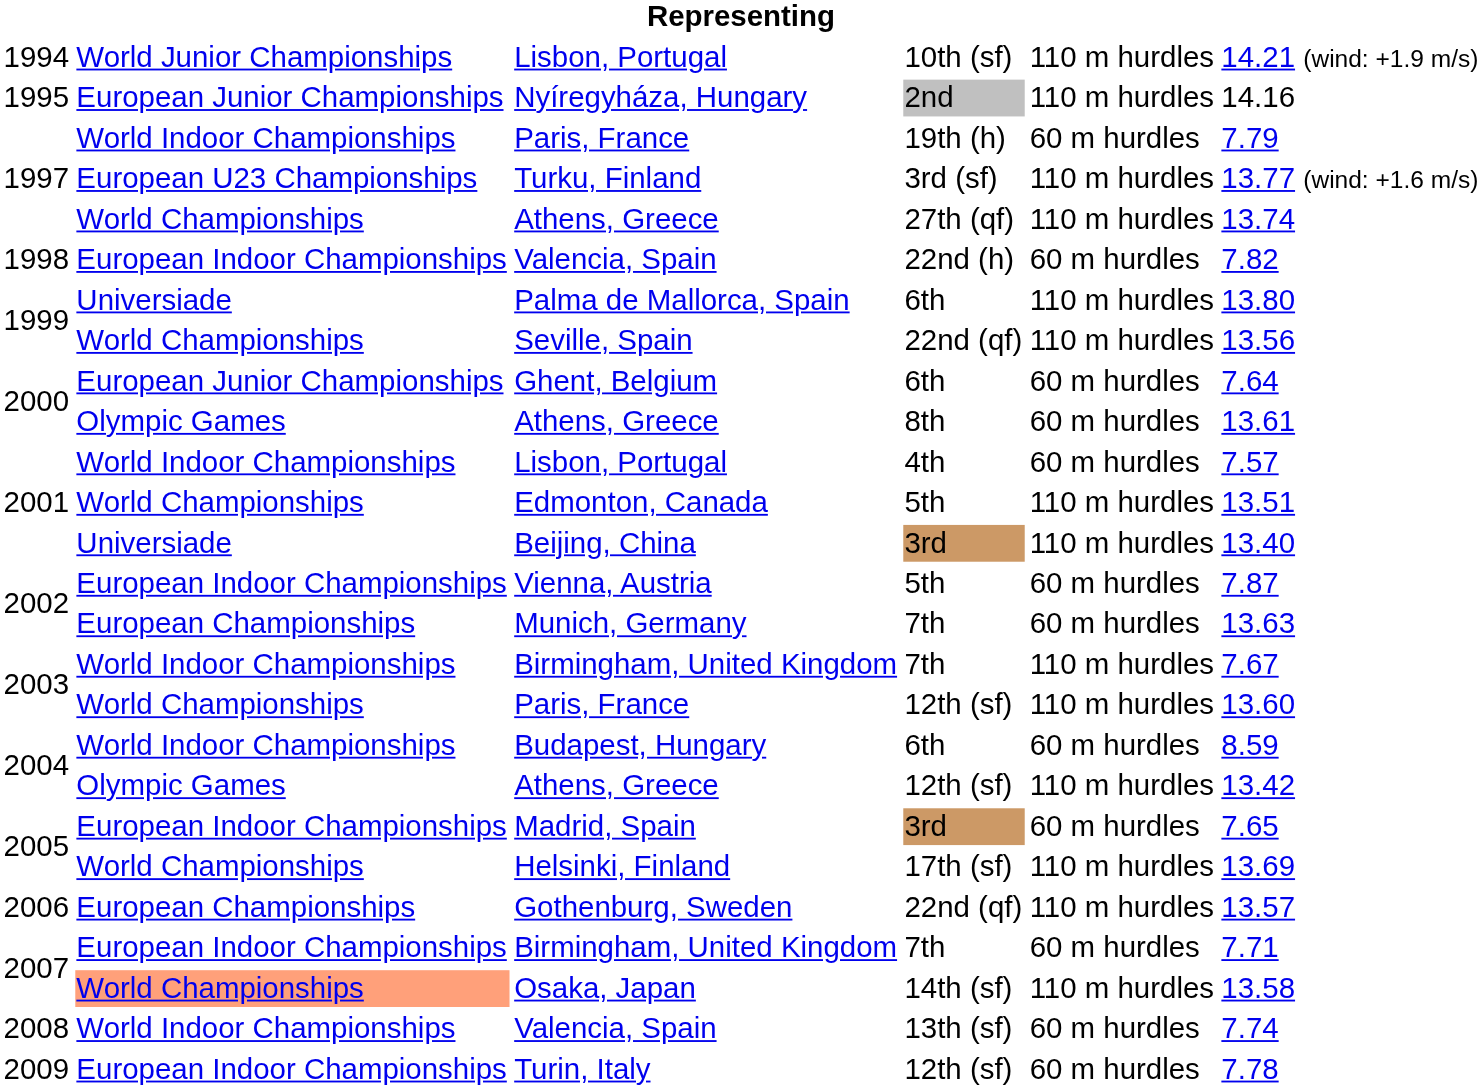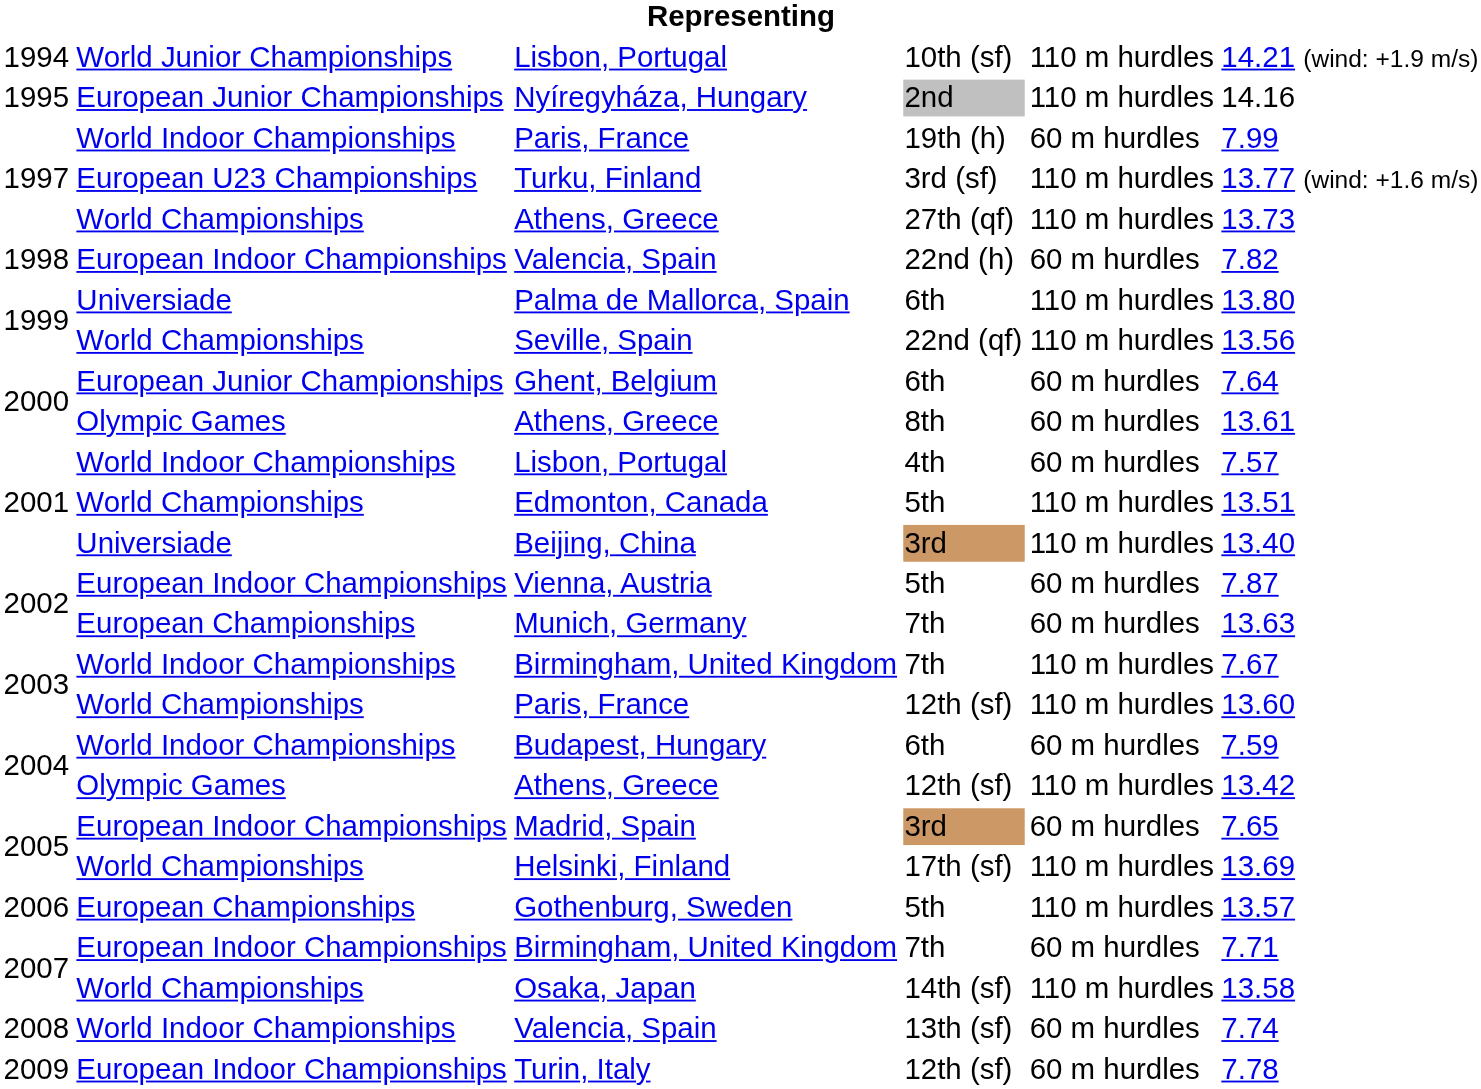(1250, 138) 7.79 -> (1250, 138) 7.99
(1258, 219) 13.74 -> (1258, 219) 13.73
(1250, 745) 8.59 -> (1250, 745) 7.59
(963, 907) 22nd (qf) -> (925, 907) 5th
(220, 988) lightsalmon background -> (220, 988) no background
